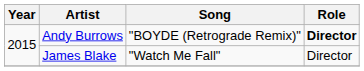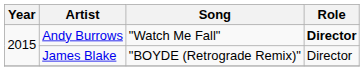(215, 35) "BOYDE (Retrograde Remix)" -> (175, 35) "Watch Me Fall"
(175, 55) "Watch Me Fall" -> (215, 55) "BOYDE (Retrograde Remix)"
